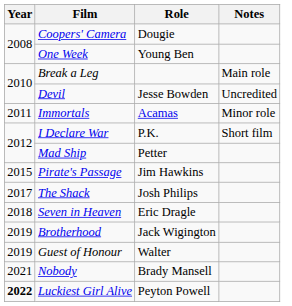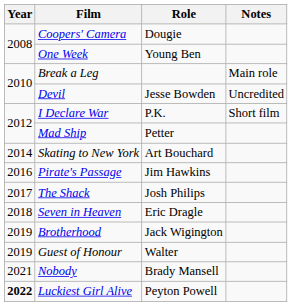- row: (64, 113)
+ row: (89, 152)
(20, 172) 2015 -> (20, 172) 2016
